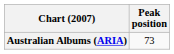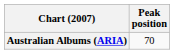(149, 40) 73 -> (149, 40) 70
